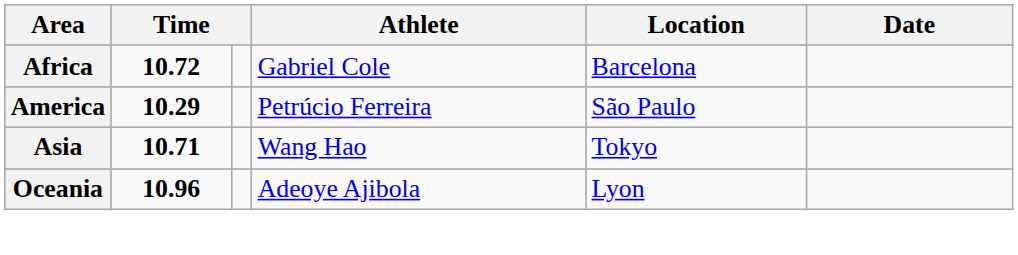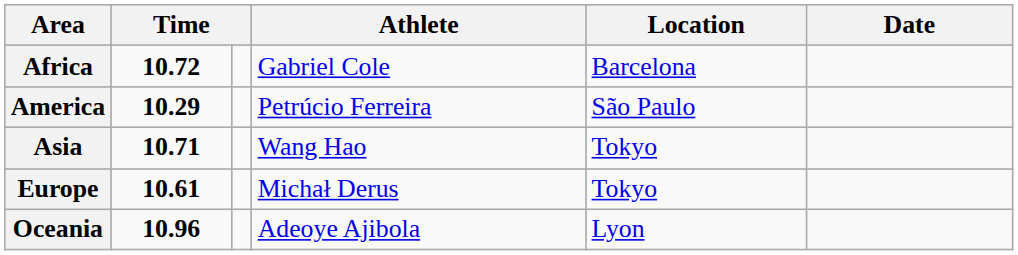+ row: (58, 188)
